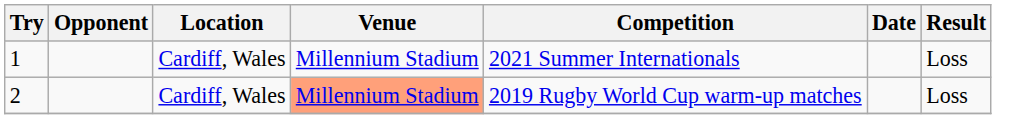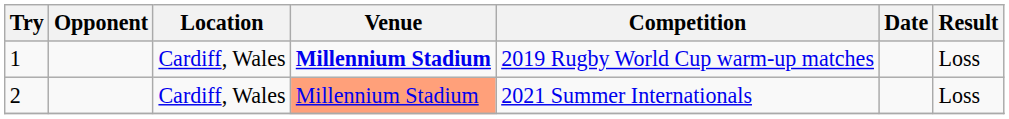(387, 59) normal -> (393, 59) bold
(614, 59) 2021 Summer Internationals -> (688, 59) 2019 Rugby World Cup warm-up matches
(675, 95) 2019 Rugby World Cup warm-up matches -> (627, 95) 2021 Summer Internationals
